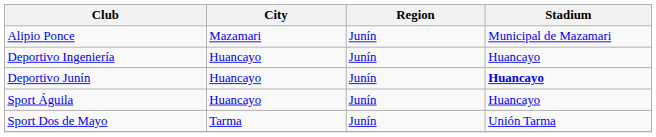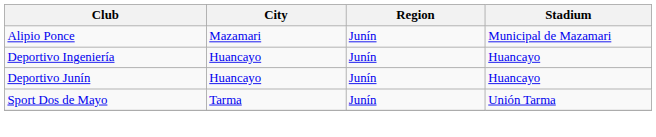(516, 78) bold -> (514, 78) normal
- row: (40, 100)
